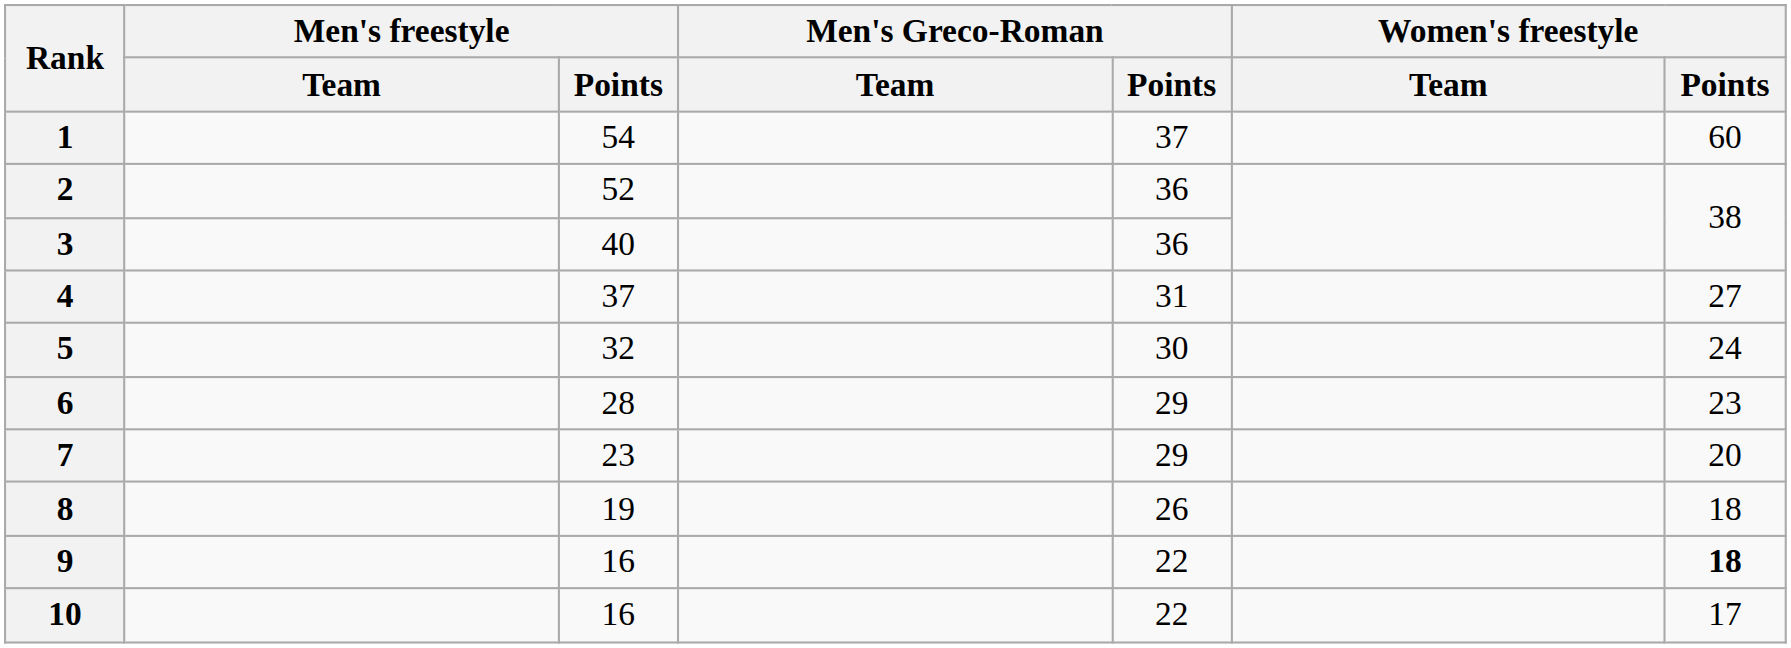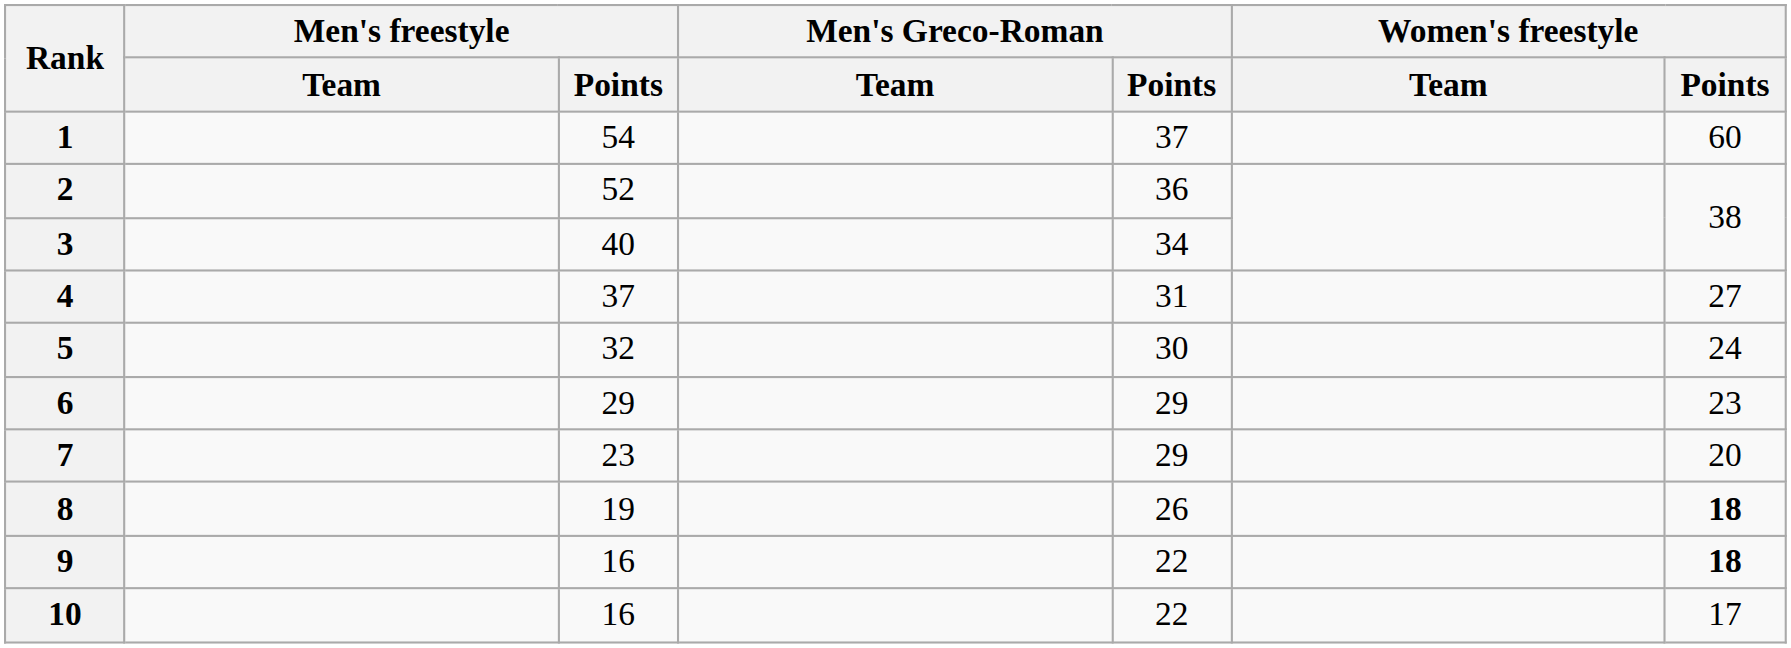(1172, 243) 36 -> (1172, 243) 34
(618, 402) 28 -> (618, 402) 29
(1725, 508) normal -> (1725, 508) bold
